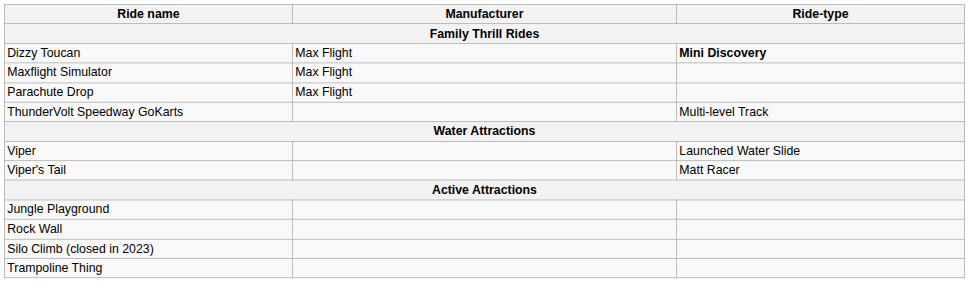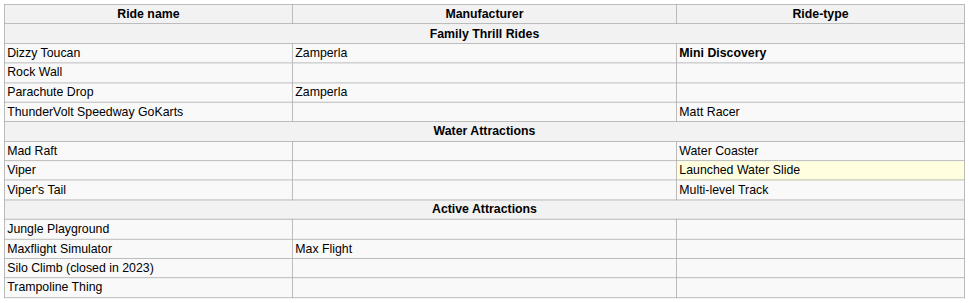(324, 53) Max Flight -> (321, 53) Zamperla
rows swapped: (60, 72) <-> (35, 229)
(324, 92) Max Flight -> (321, 92) Zamperla
(724, 111) Multi-level Track -> (709, 111) Matt Racer
+ row: (32, 151)
(740, 151) no background -> (740, 170) lightyellow background
(709, 170) Matt Racer -> (724, 190) Multi-level Track
